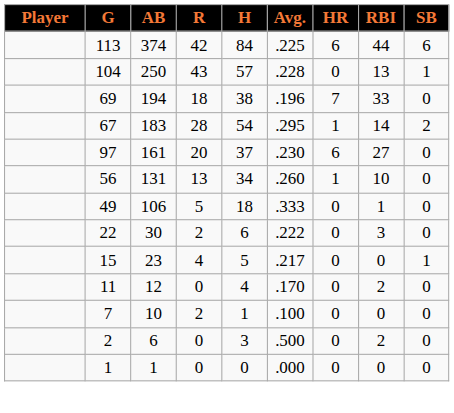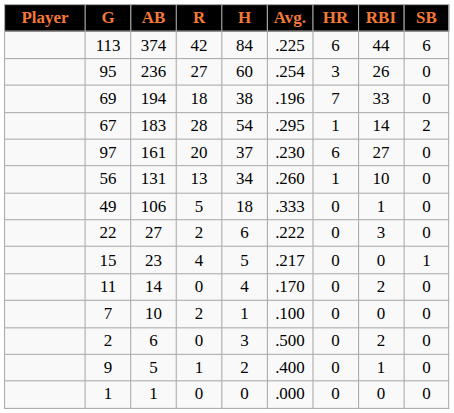- row: (108, 71)
+ row: (108, 71)
(154, 233) 30 -> (154, 233) 27
(154, 286) 12 -> (154, 286) 14
+ row: (108, 367)
